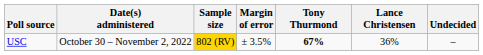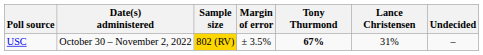(389, 42) 36% -> (389, 42) 31%
